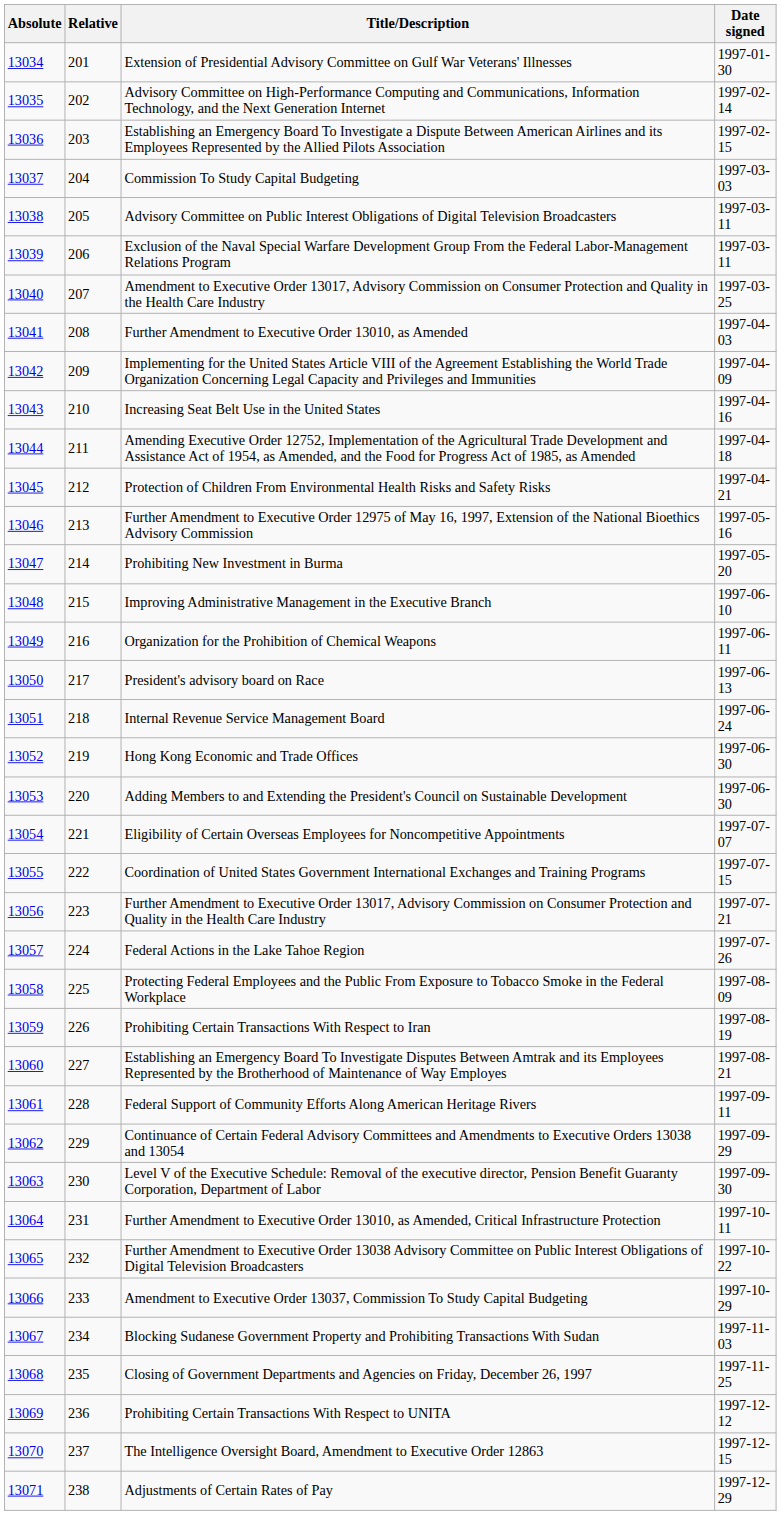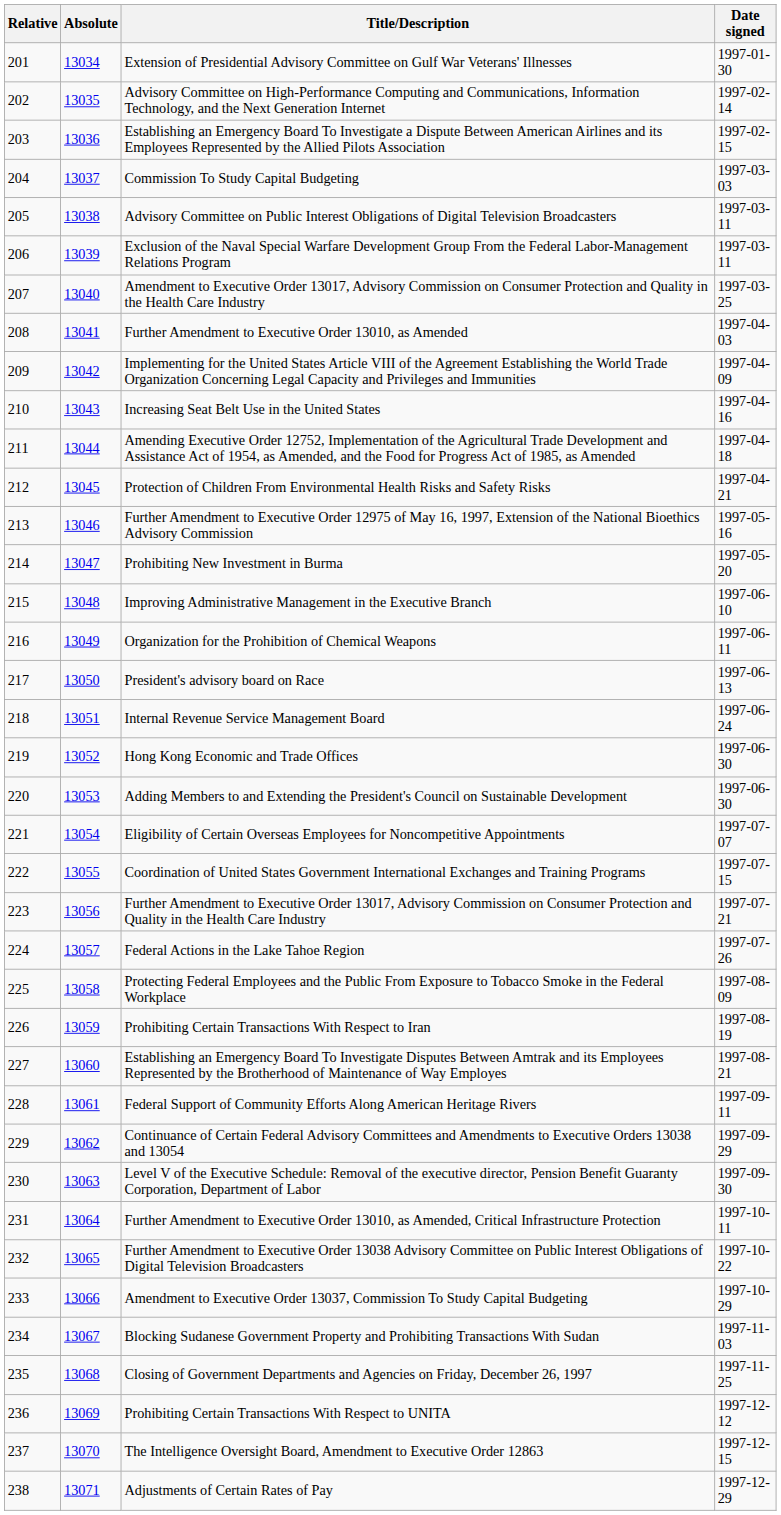columns swapped: (93, 23) <-> (35, 23)
